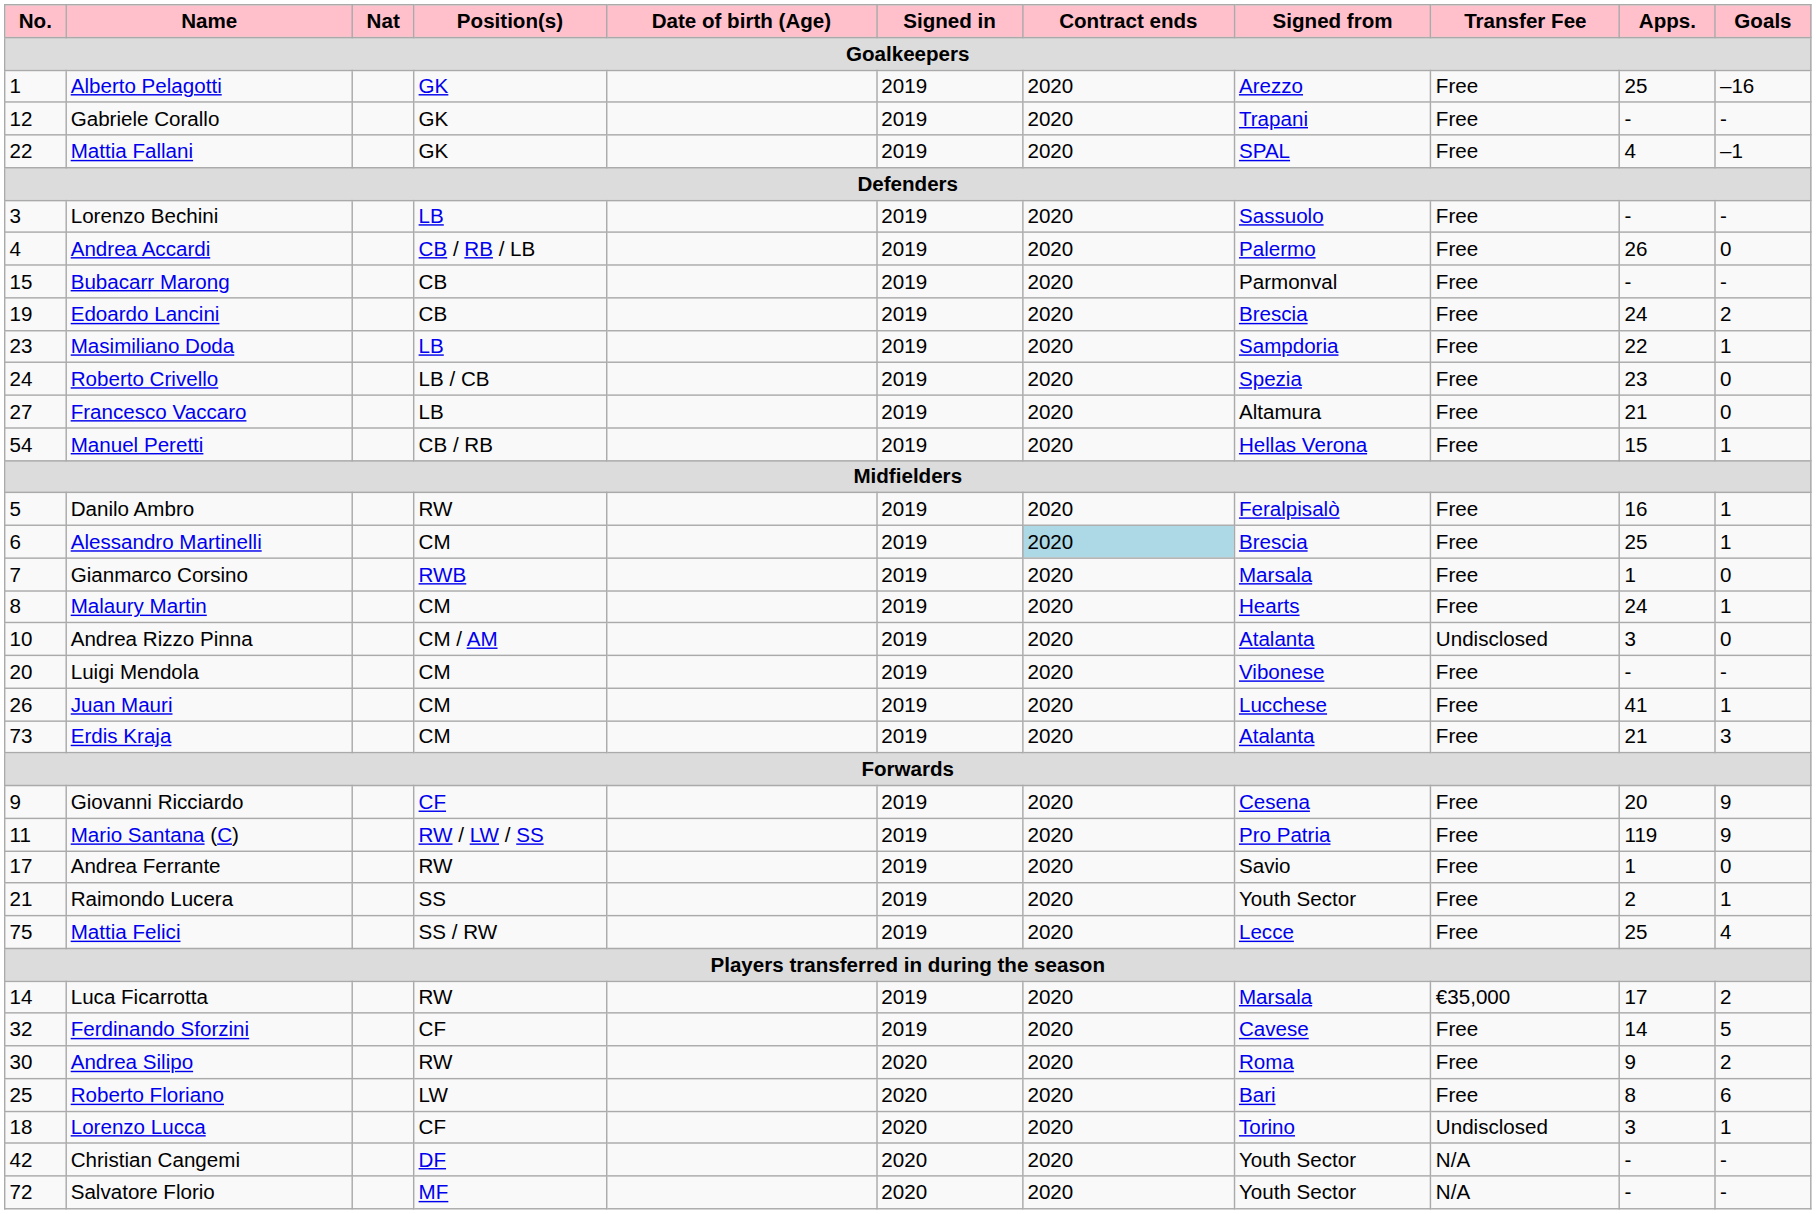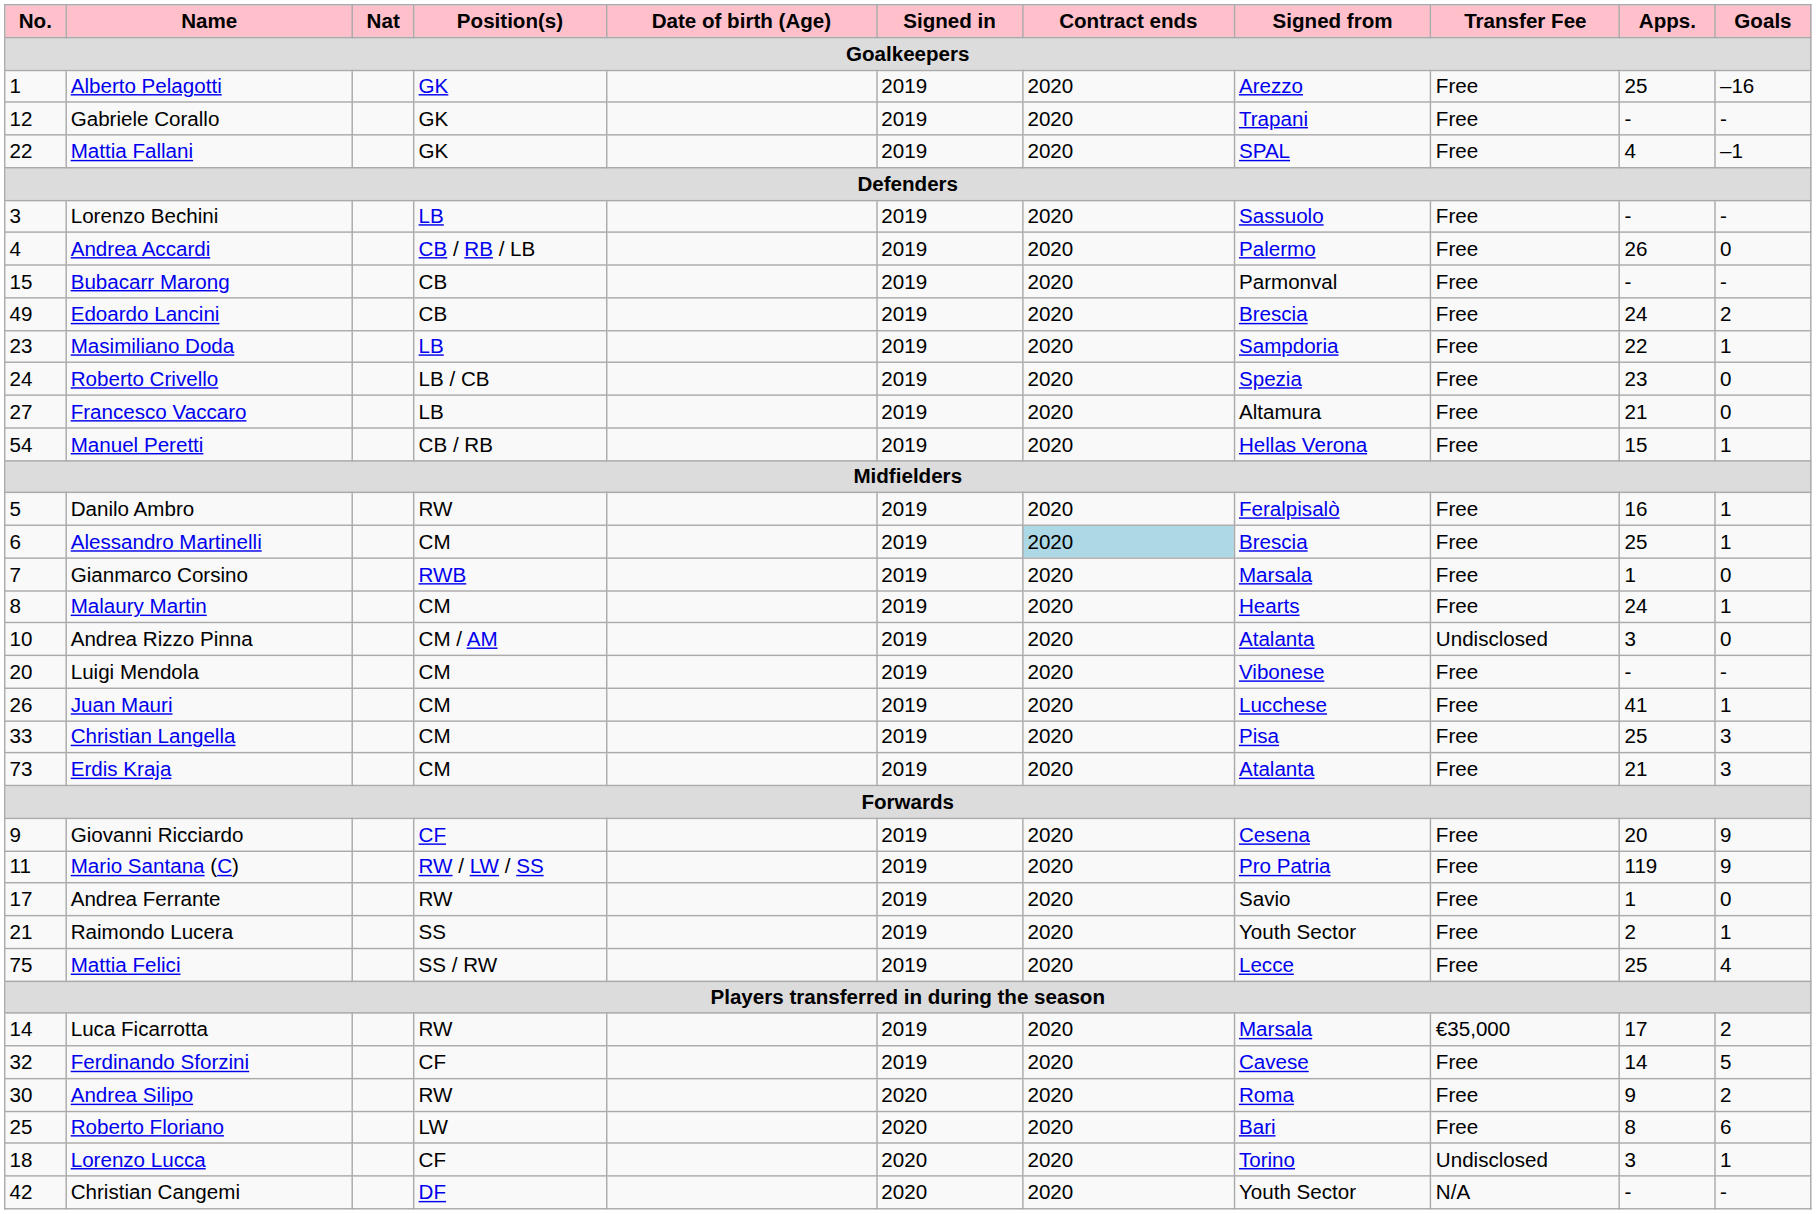(21, 314) 19 -> (21, 314) 49
+ row: (153, 737)
- row: (143, 1193)
